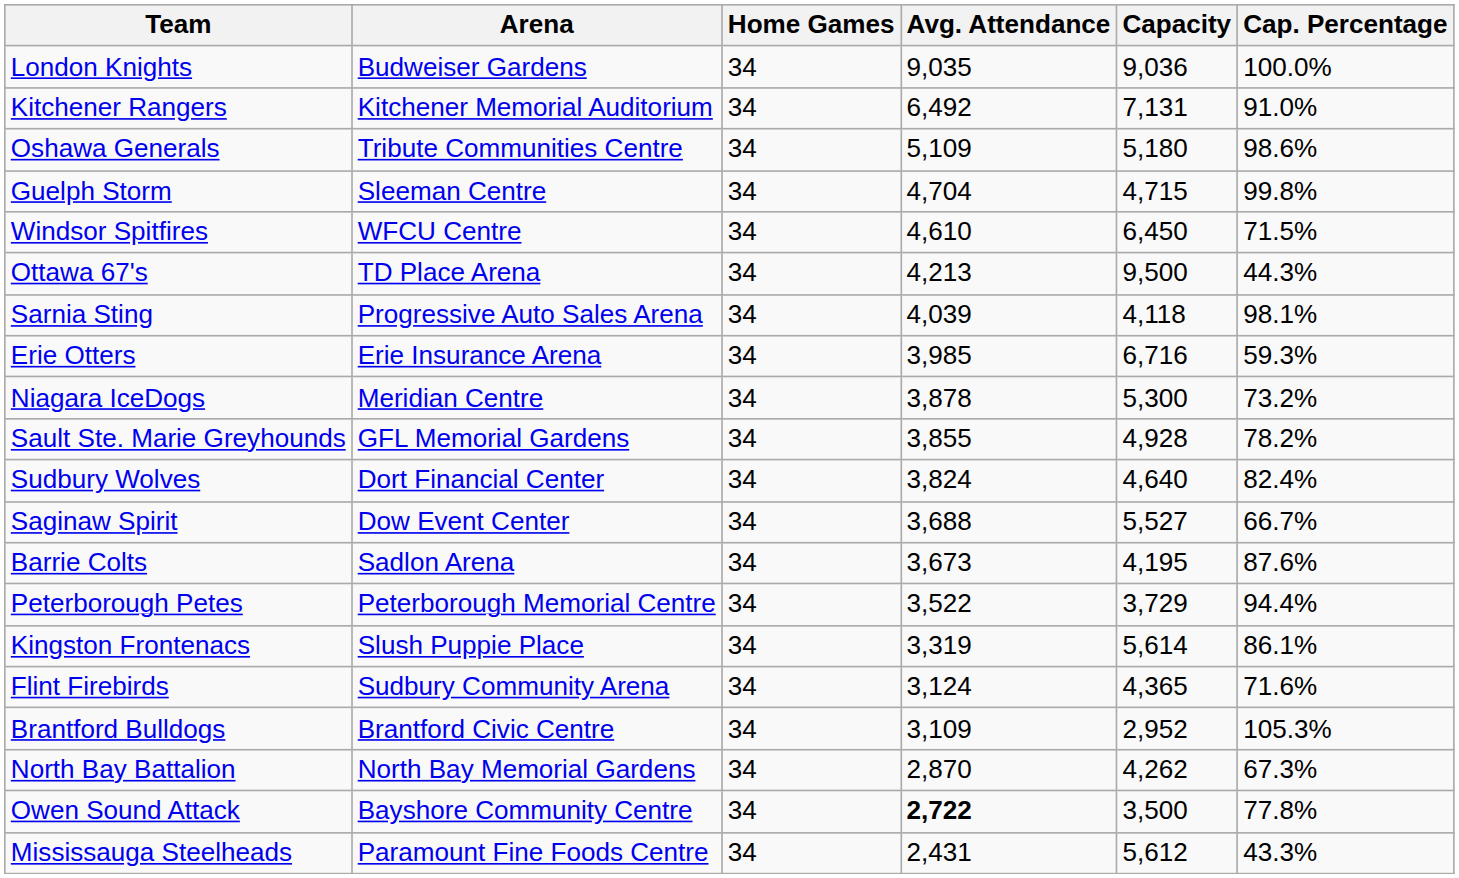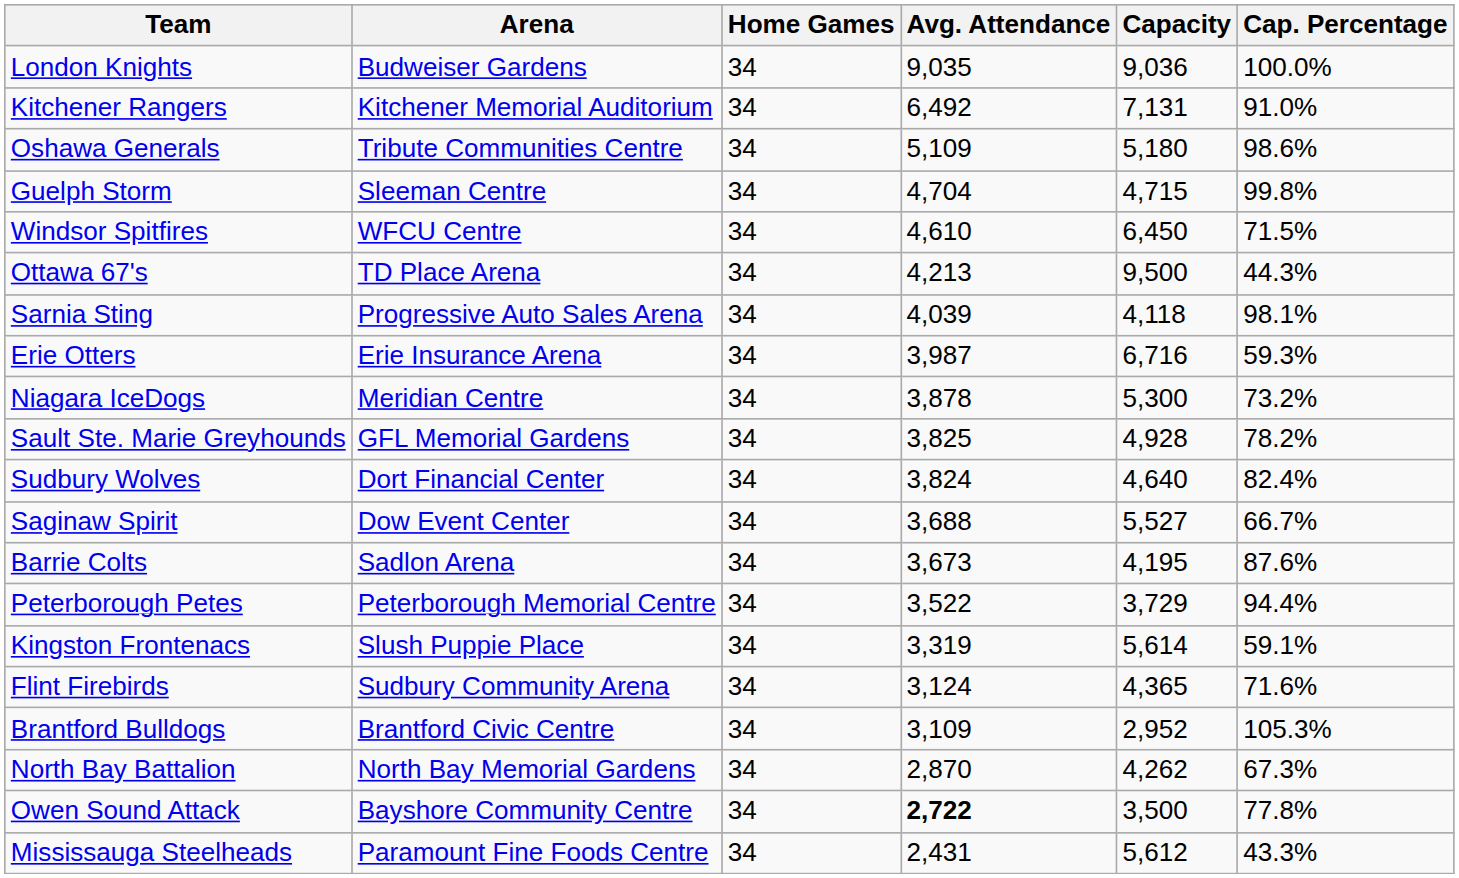(939, 356) 3,985 -> (939, 356) 3,987
(939, 438) 3,855 -> (939, 438) 3,825
(1280, 645) 86.1% -> (1280, 645) 59.1%
